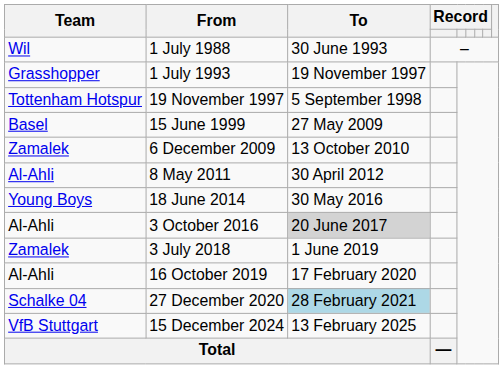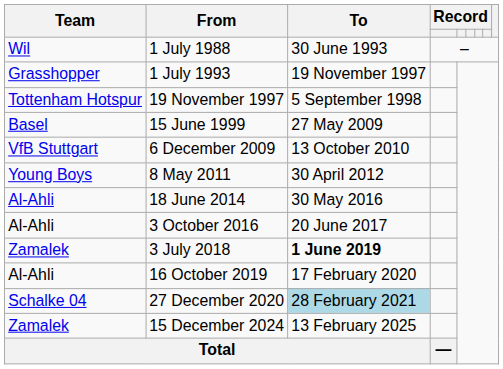(39, 149) Zamalek -> (53, 149) VfB Stuttgart
(31, 175) Al-Ahli -> (50, 175) Young Boys
(50, 200) Young Boys -> (31, 200) Al-Ahli
(339, 225) lightgrey background -> (339, 225) no background
(335, 250) normal -> (336, 250) bold
(53, 325) VfB Stuttgart -> (39, 325) Zamalek
